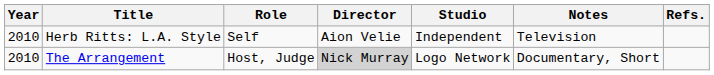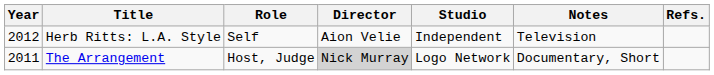(24, 37) 2010 -> (24, 37) 2012
(24, 59) 2010 -> (24, 59) 2011
